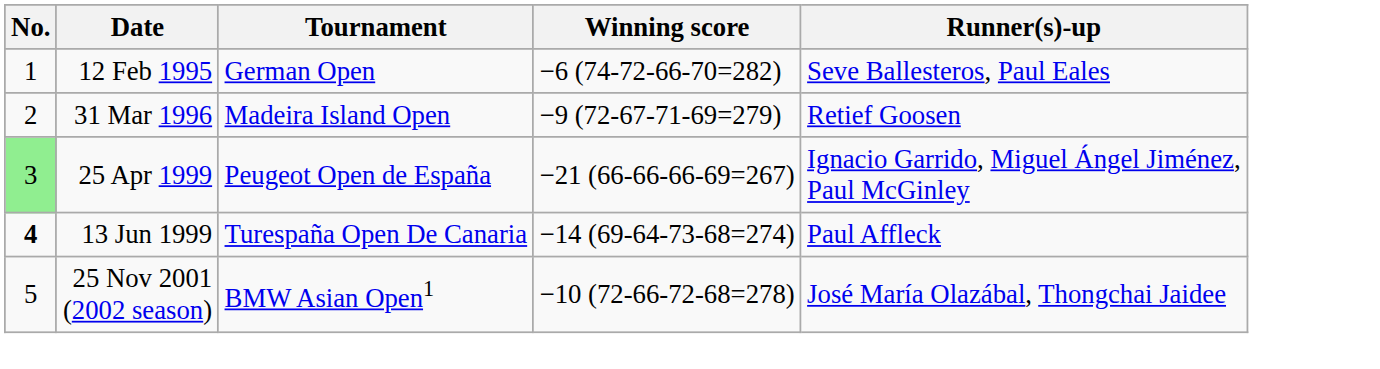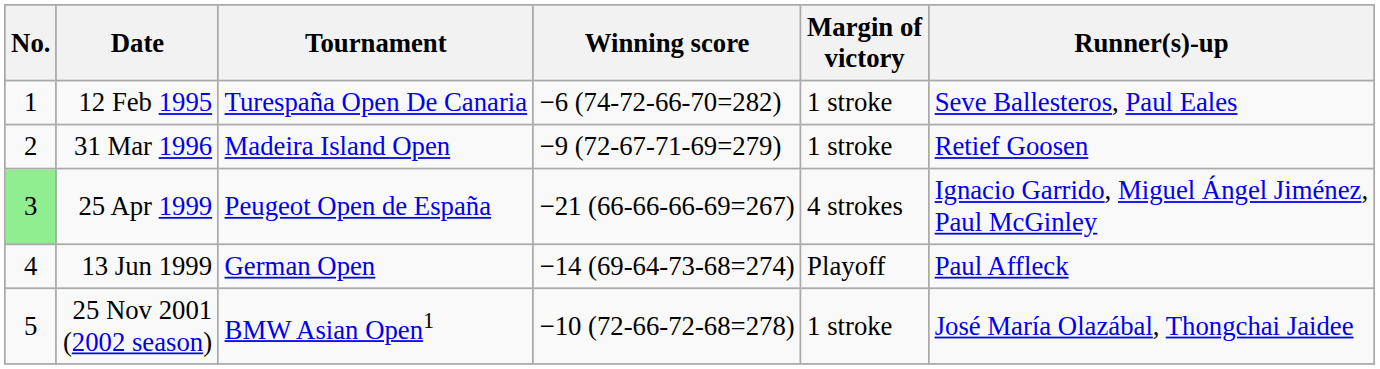+ column: (865, 42)
(300, 70) German Open -> (376, 102) Turespaña Open De Canaria
(31, 234) bold -> (31, 266) normal
(376, 234) Turespaña Open De Canaria -> (300, 266) German Open
